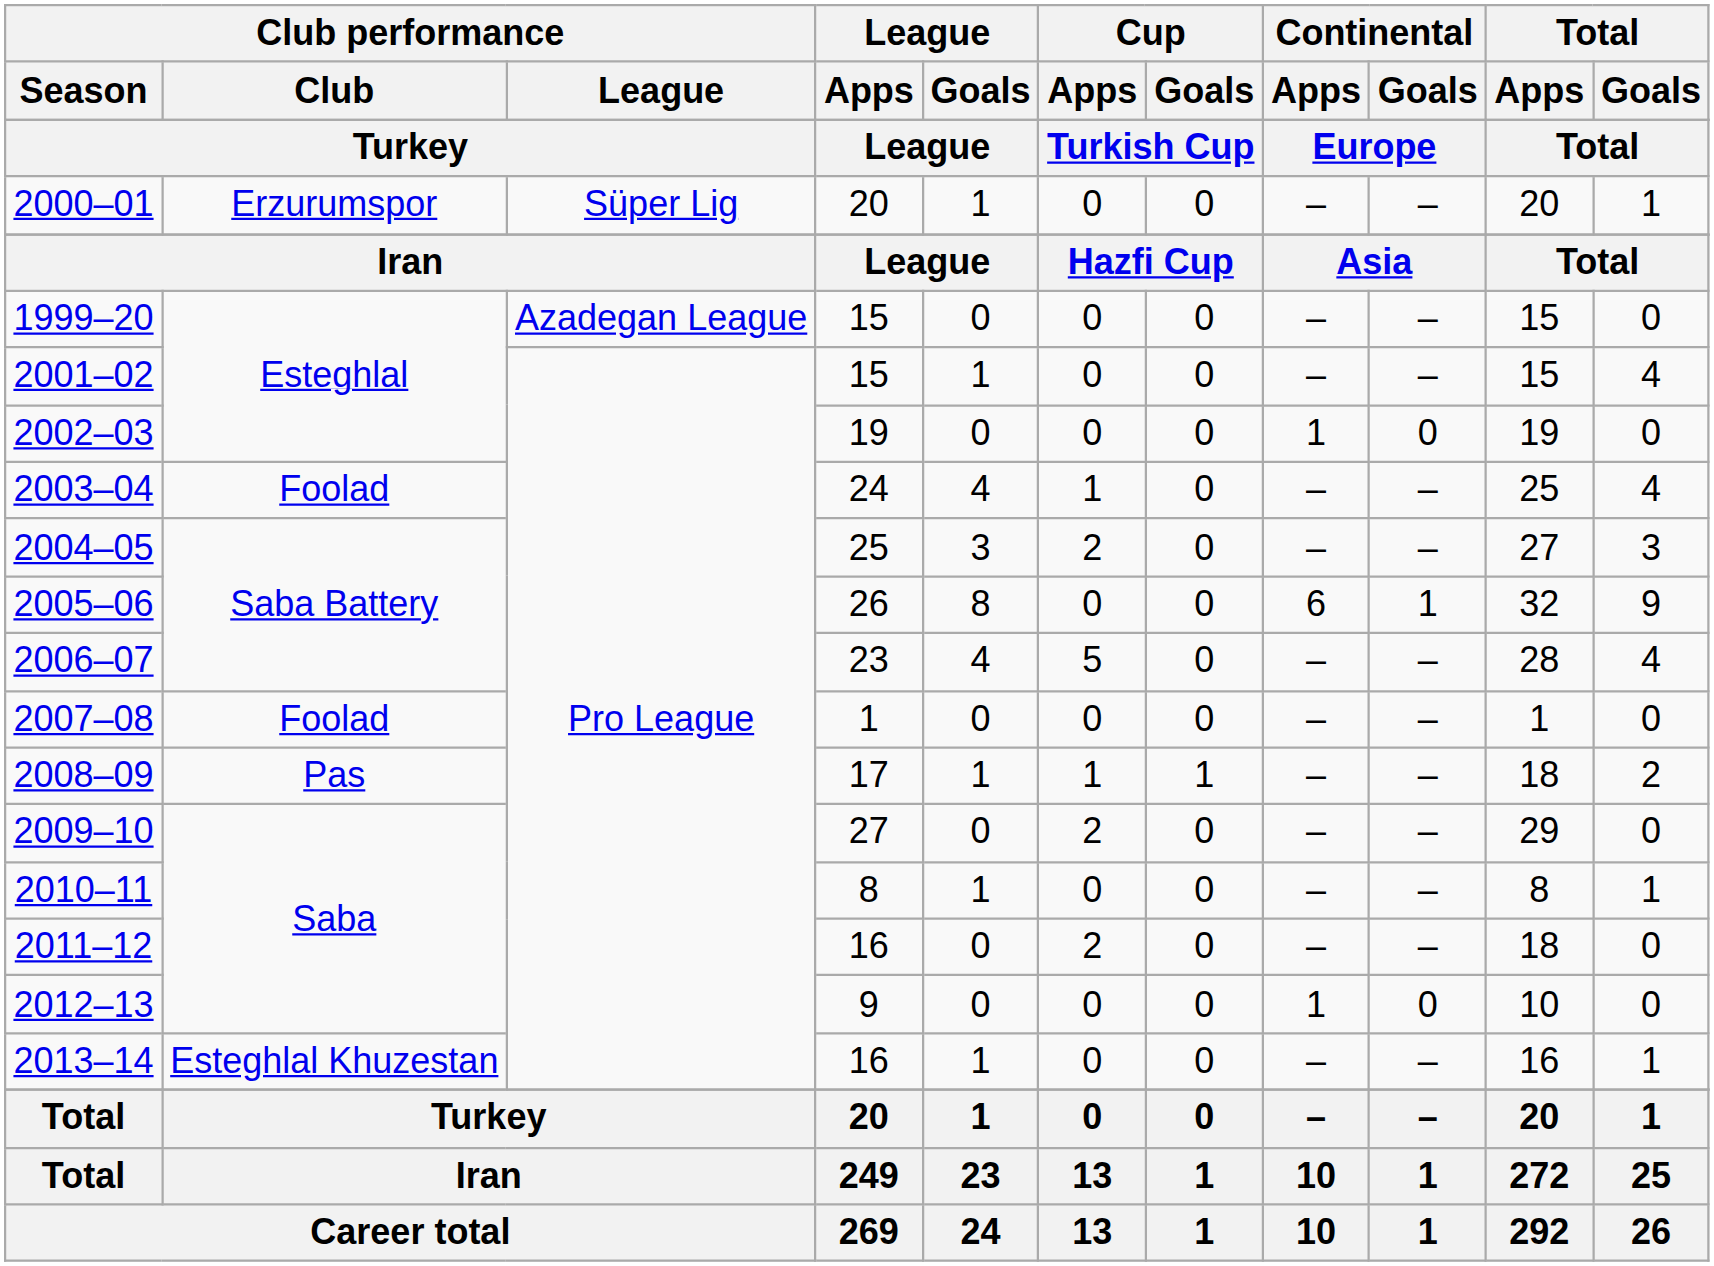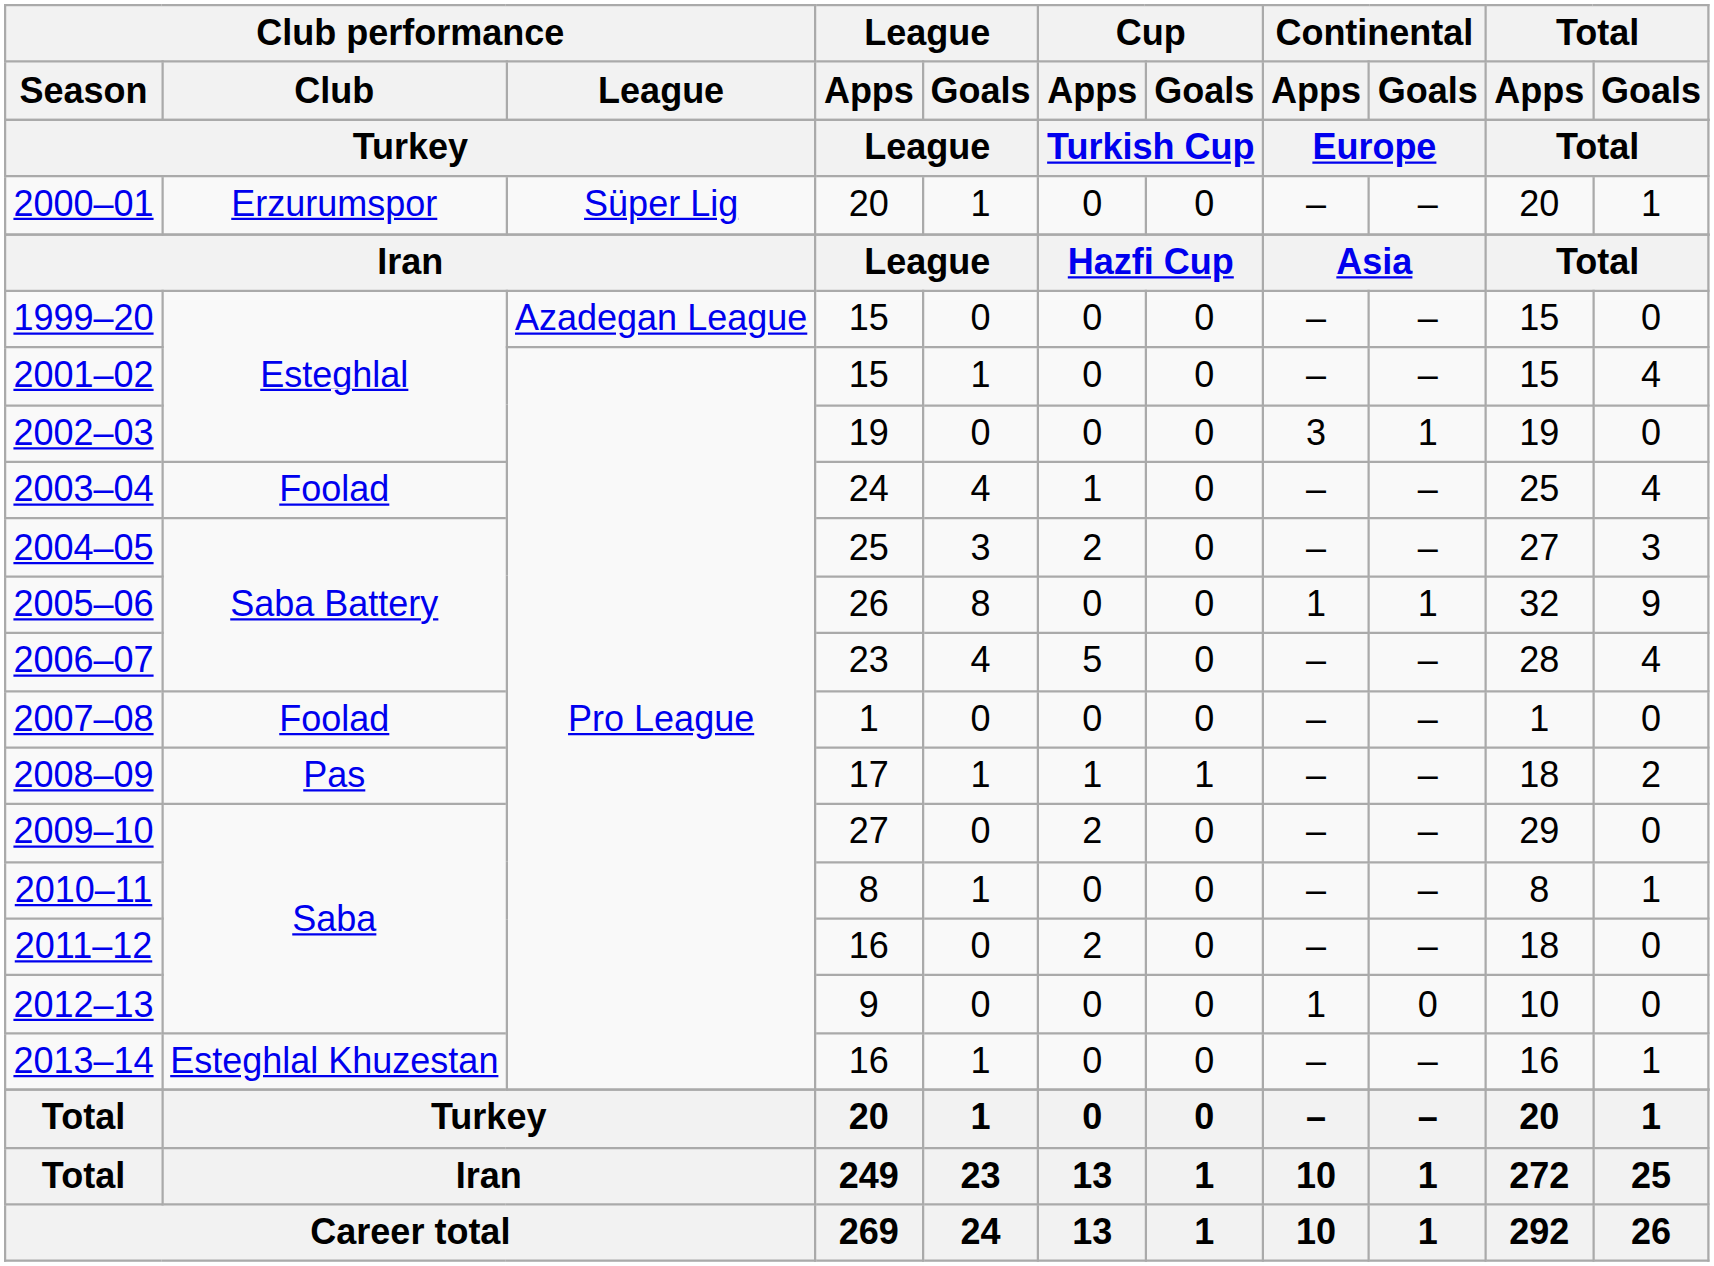(1316, 432) 1 -> (1316, 432) 3
(1428, 432) 0 -> (1428, 432) 1
(1316, 603) 6 -> (1316, 603) 1
